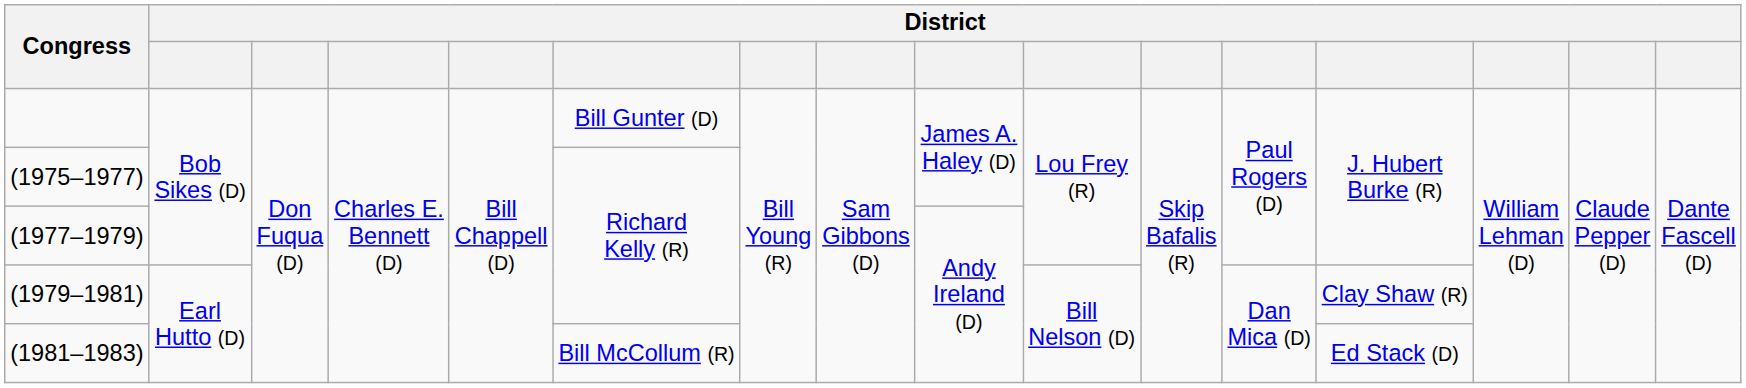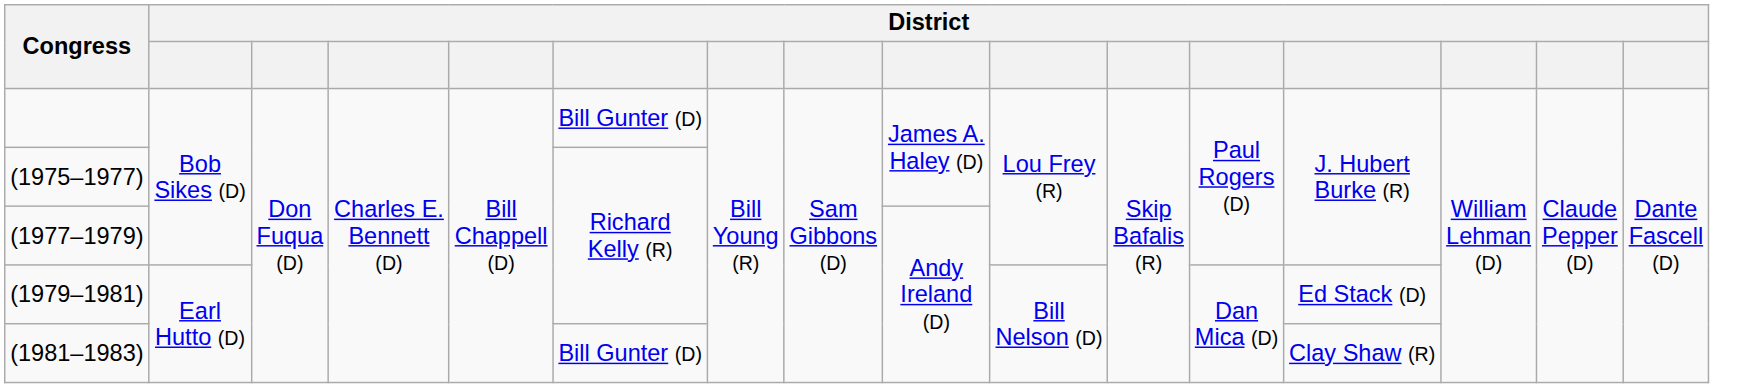(1395, 294) Clay Shaw (R) -> (1362, 294) Ed Stack (D)
(647, 353) Bill McCollum (R) -> (630, 353) Bill Gunter (D)
(1395, 353) Ed Stack (D) -> (1362, 353) Clay Shaw (R)
